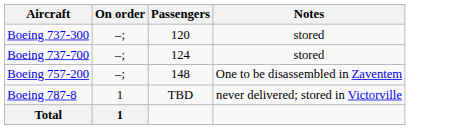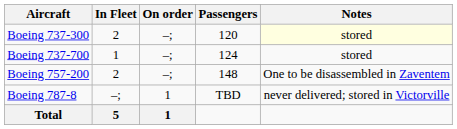+ column: (116, 14)
(309, 34) no background -> (357, 34) lightyellow background
